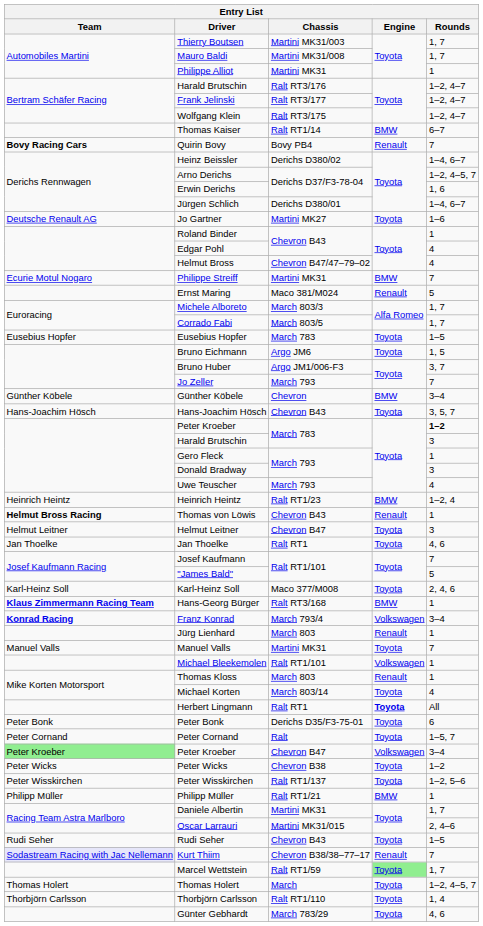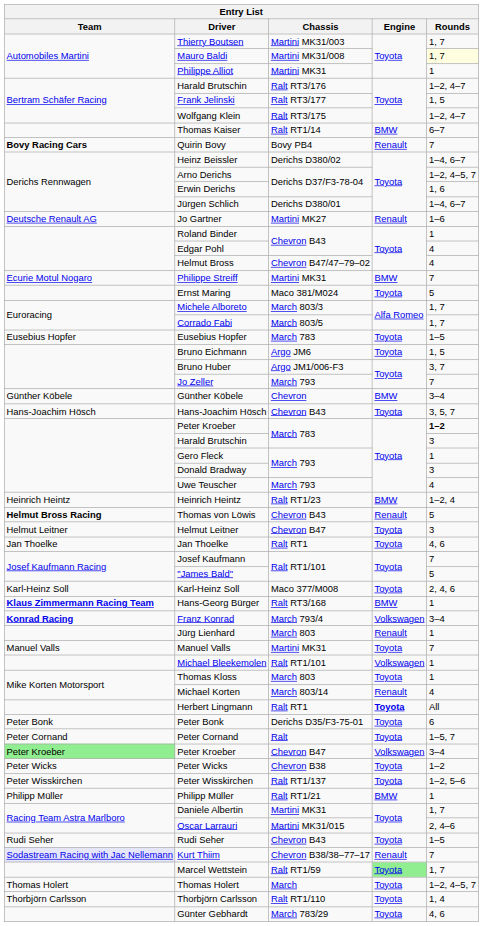(437, 56) no background -> (437, 56) lightyellow background
(447, 100) 1–2, 4–7 -> (437, 100) 1, 5
(388, 218) Toyota -> (391, 218) Renault
(391, 292) Renault -> (388, 292) Toyota
(432, 514) 1 -> (432, 514) 5
(391, 677) Renault -> (388, 677) Toyota
(388, 692) Toyota -> (391, 692) Renault
